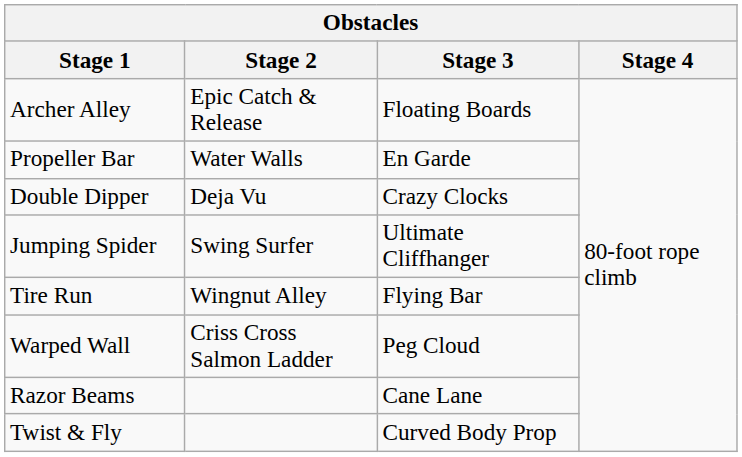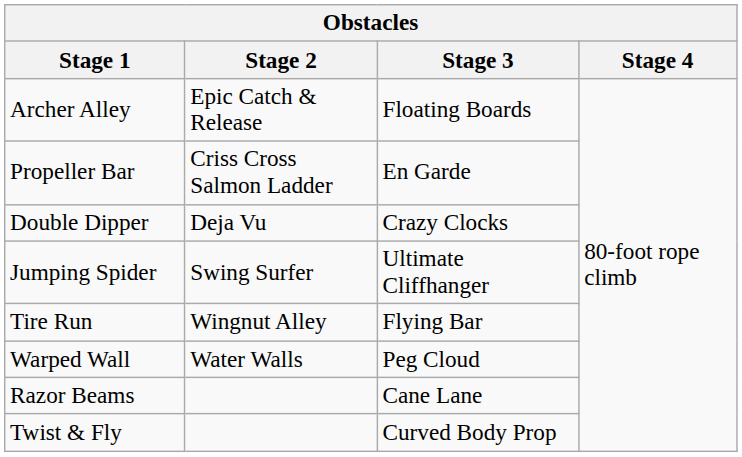(246, 159) Water Walls -> (261, 172) Criss Cross Salmon Ladder
(261, 345) Criss Cross Salmon Ladder -> (246, 358) Water Walls
